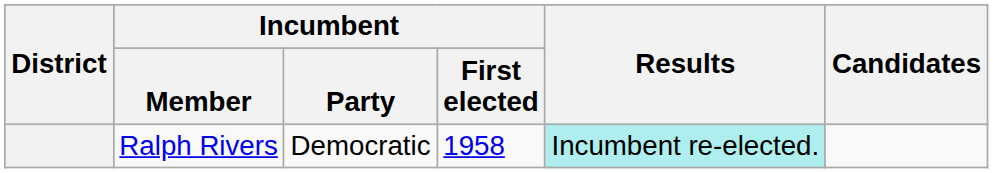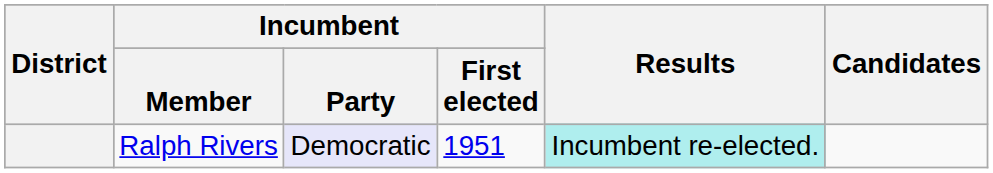(361, 145) no background -> (361, 145) lavender background
(474, 145) 1958 -> (474, 145) 1951
